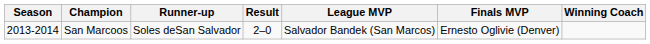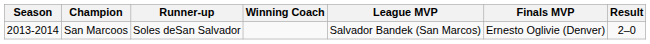columns swapped: (262, 13) <-> (604, 13)
